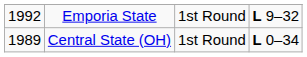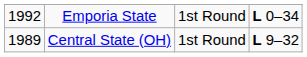(276, 16) L 9–32 -> (276, 16) L 0–34
(276, 39) L 0–34 -> (276, 39) L 9–32
